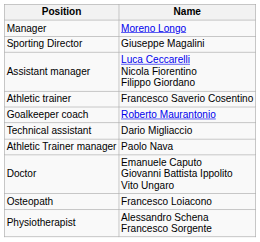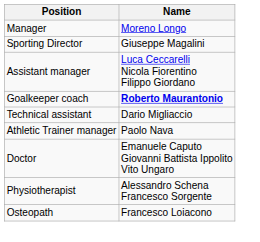- row: (39, 99)
(168, 115) normal -> (172, 99) bold
rows swapped: (41, 223) <-> (30, 201)
